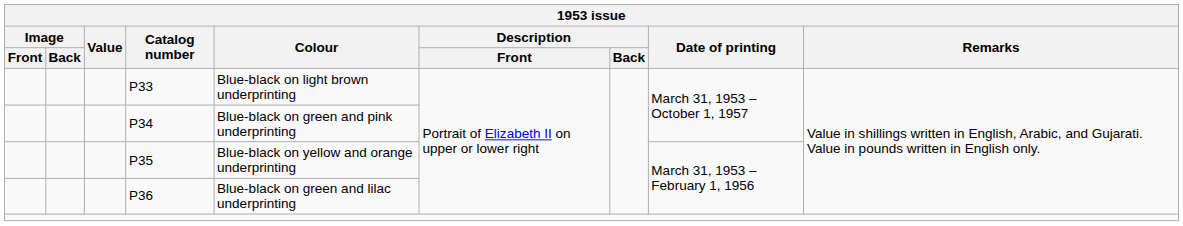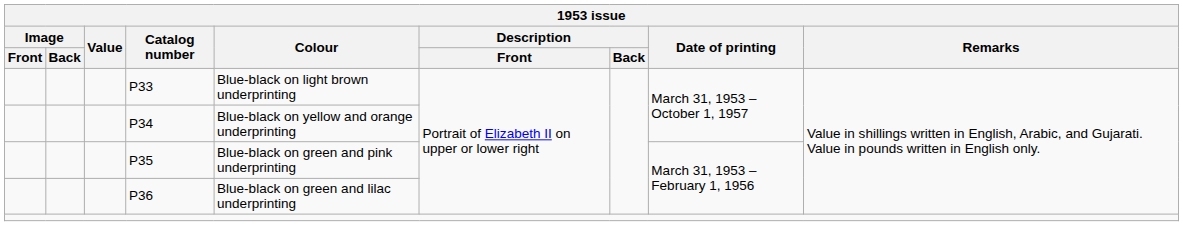(305, 124) Blue-black on green and pink underprinting -> (315, 124) Blue-black on yellow and orange underprinting
(315, 160) Blue-black on yellow and orange underprinting -> (305, 160) Blue-black on green and pink underprinting
